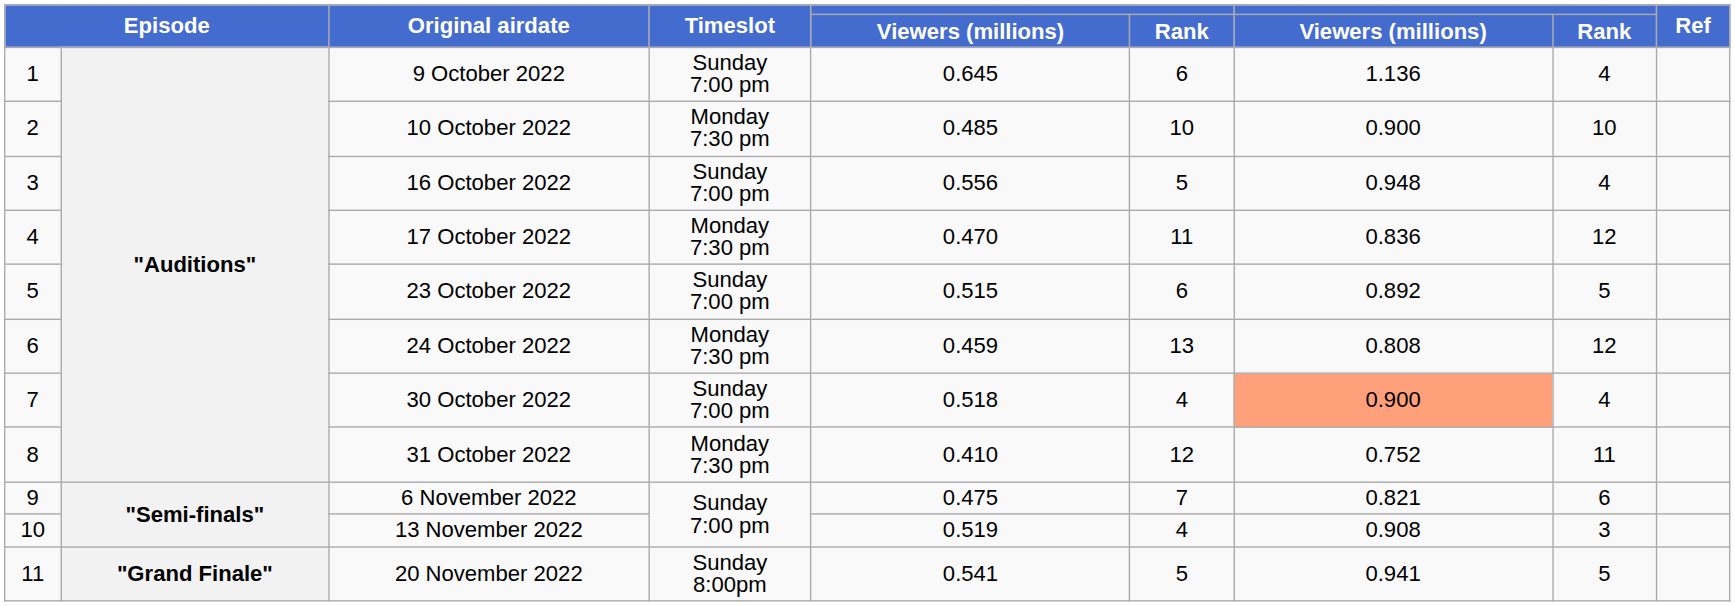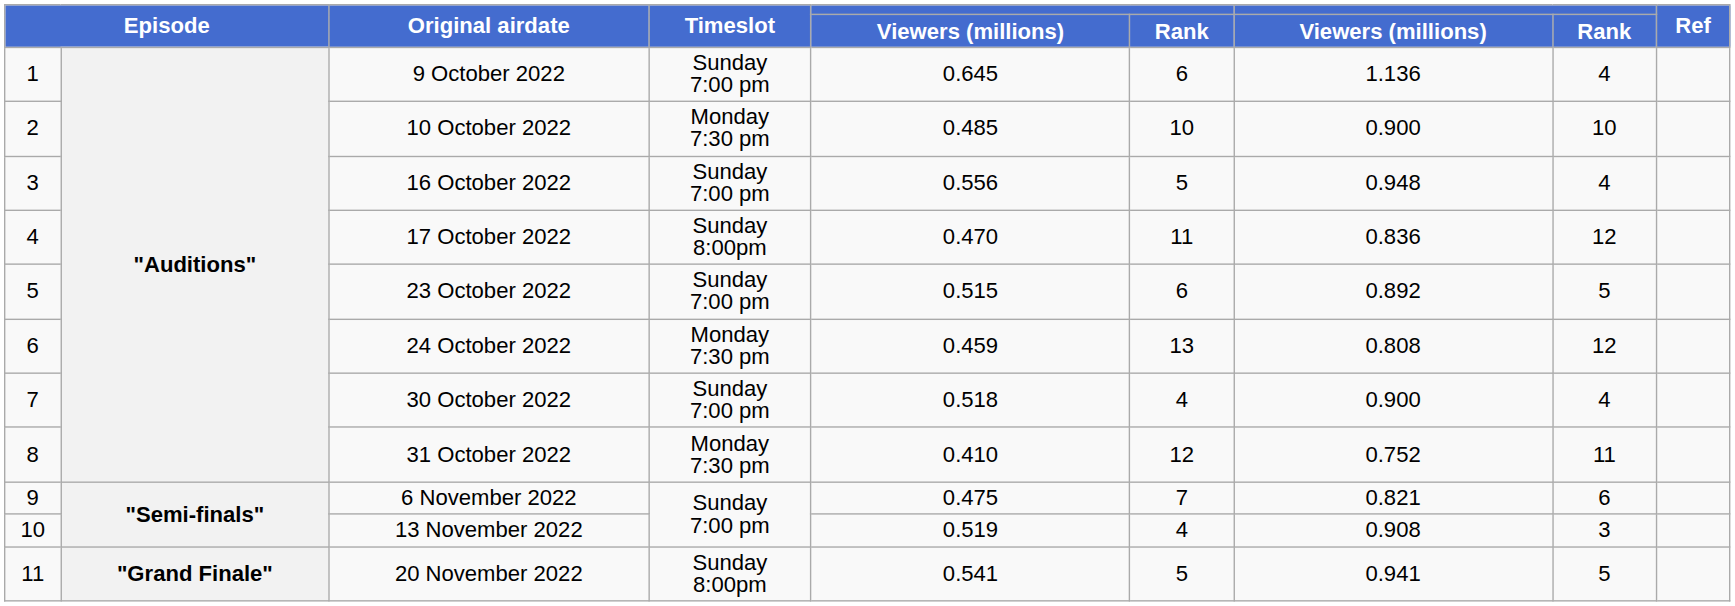(730, 237) Monday 7:30 pm -> (730, 237) Sunday 8:00pm
(1393, 400) lightsalmon background -> (1393, 400) no background
